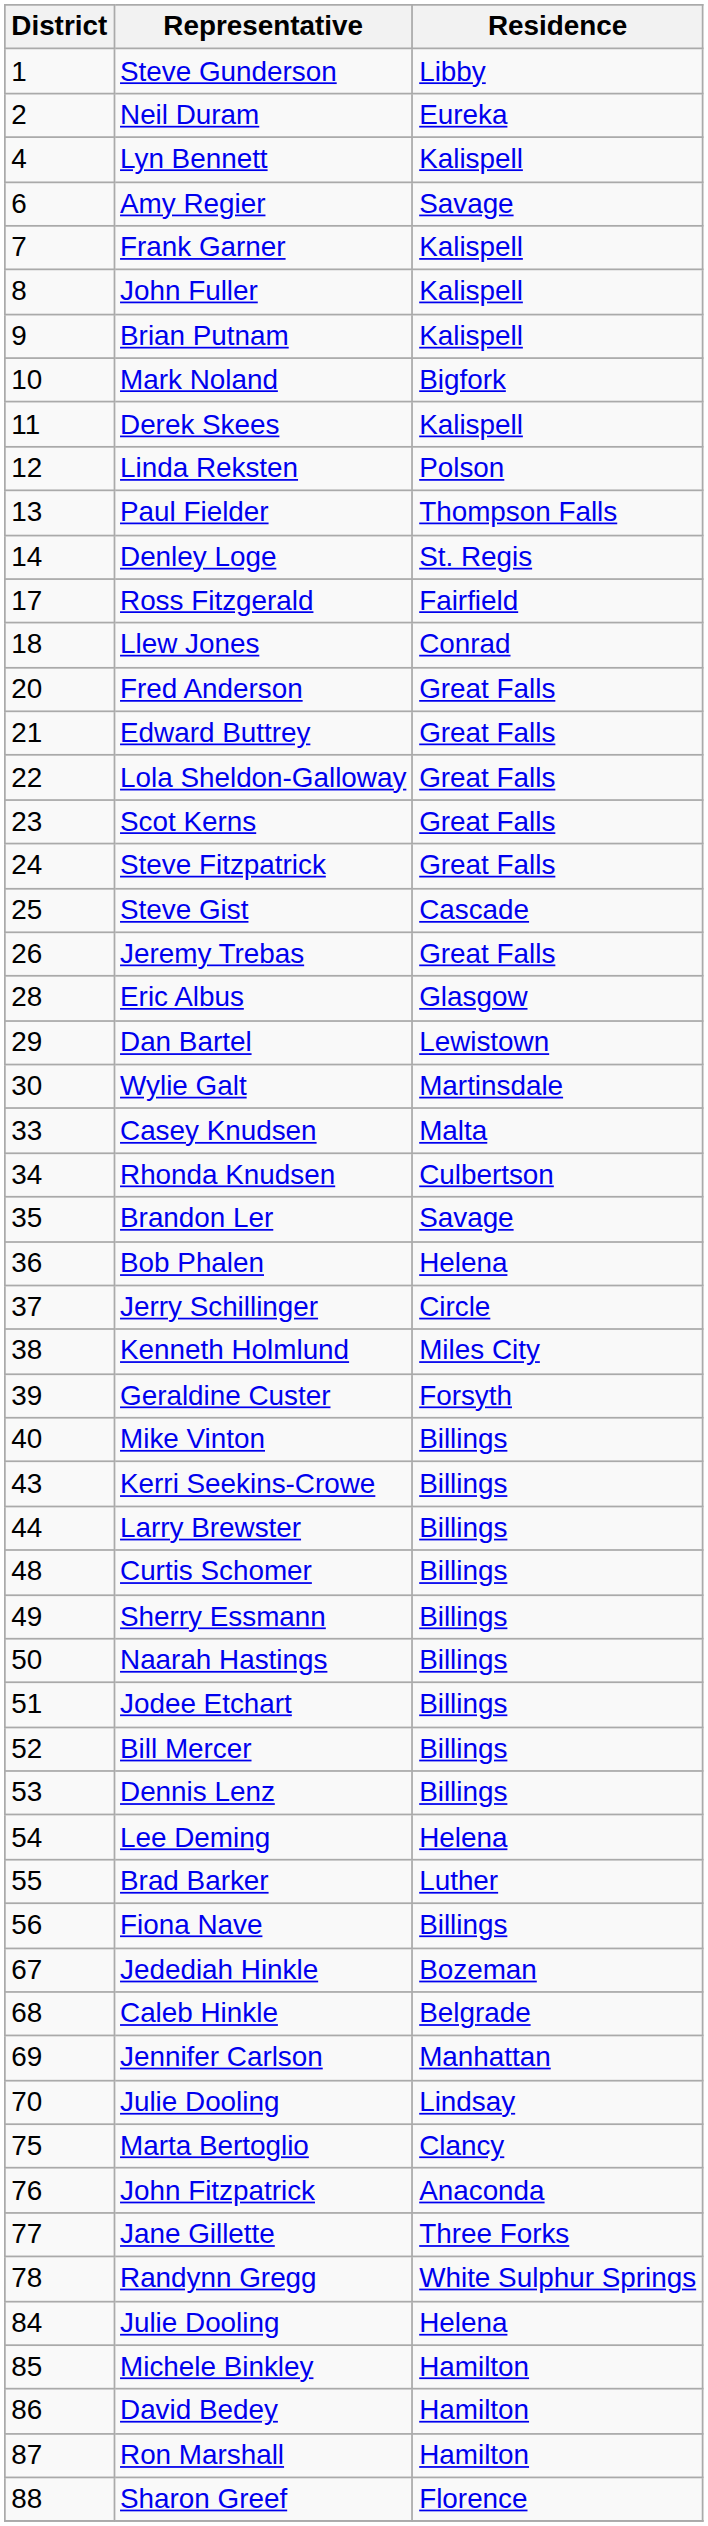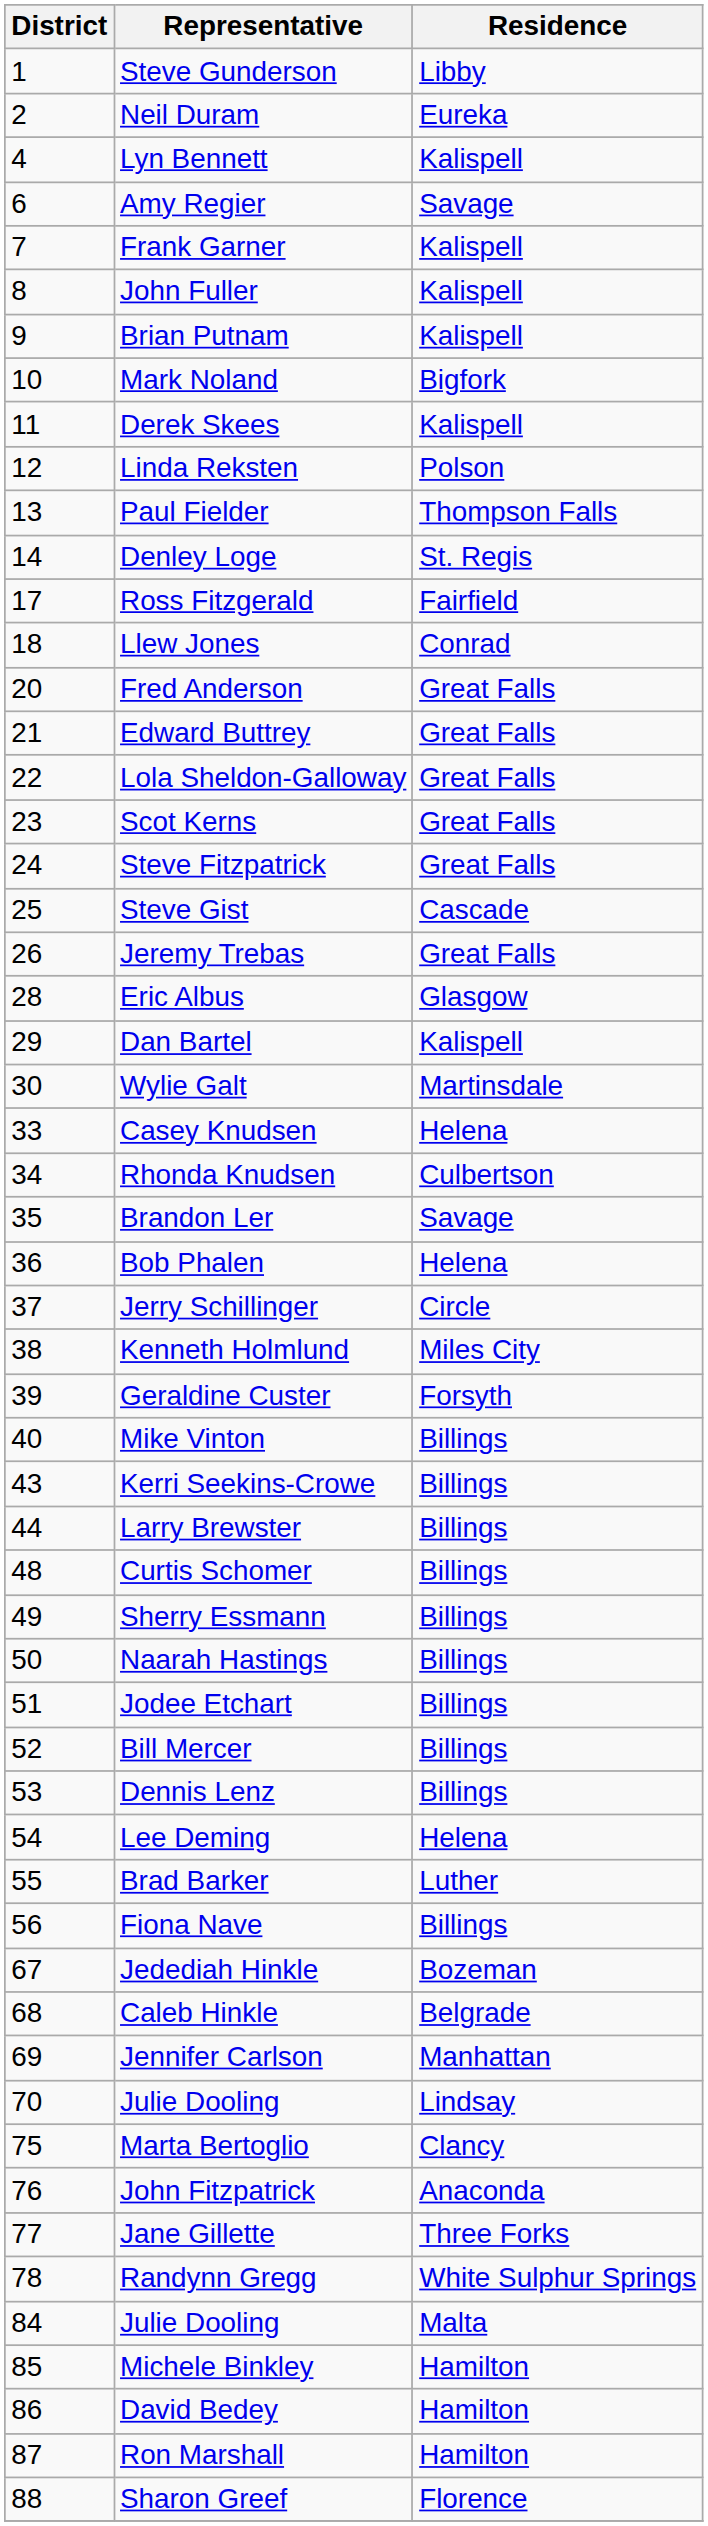(484, 1042) Lewistown -> (471, 1042) Kalispell
(453, 1130) Malta -> (463, 1130) Helena
(463, 2322) Helena -> (453, 2322) Malta
